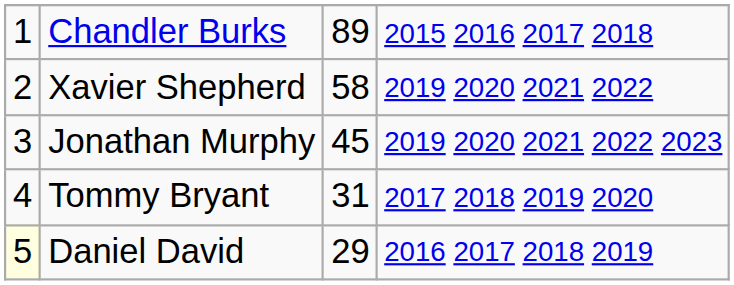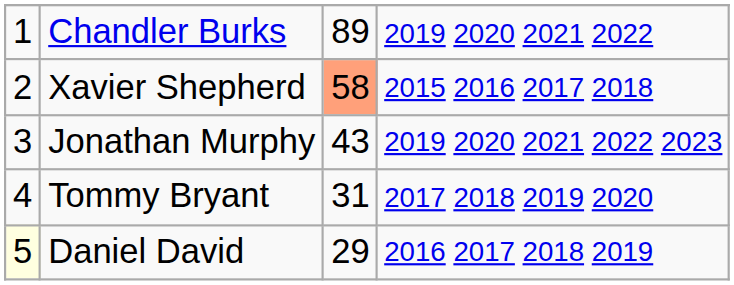(519, 32) 2015 2016 2017 2018 -> (519, 32) 2019 2020 2021 2022
(350, 86) no background -> (350, 86) lightsalmon background
(519, 87) 2019 2020 2021 2022 -> (519, 87) 2015 2016 2017 2018
(350, 141) 45 -> (350, 141) 43
